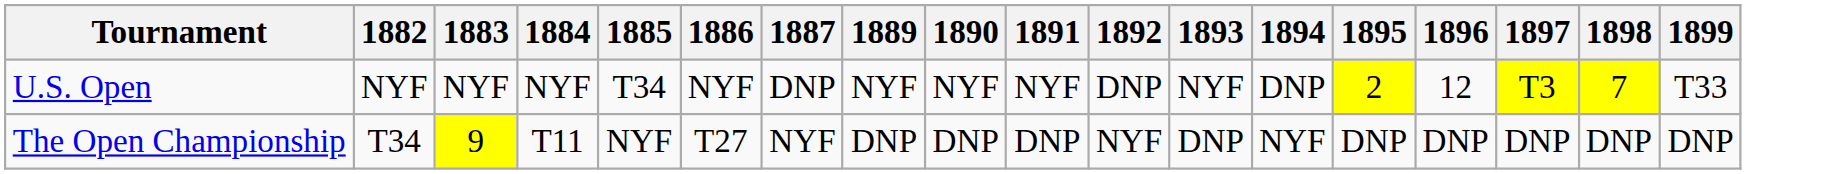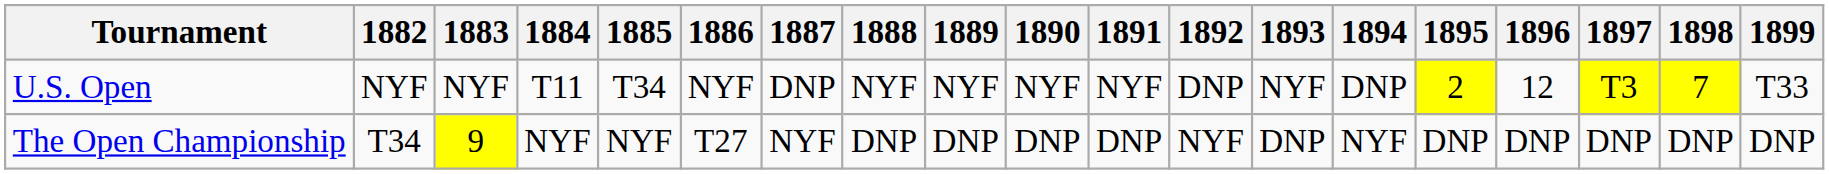+ column: (884, 32)
(557, 86) NYF -> (557, 86) T11
(557, 141) T11 -> (557, 141) NYF
